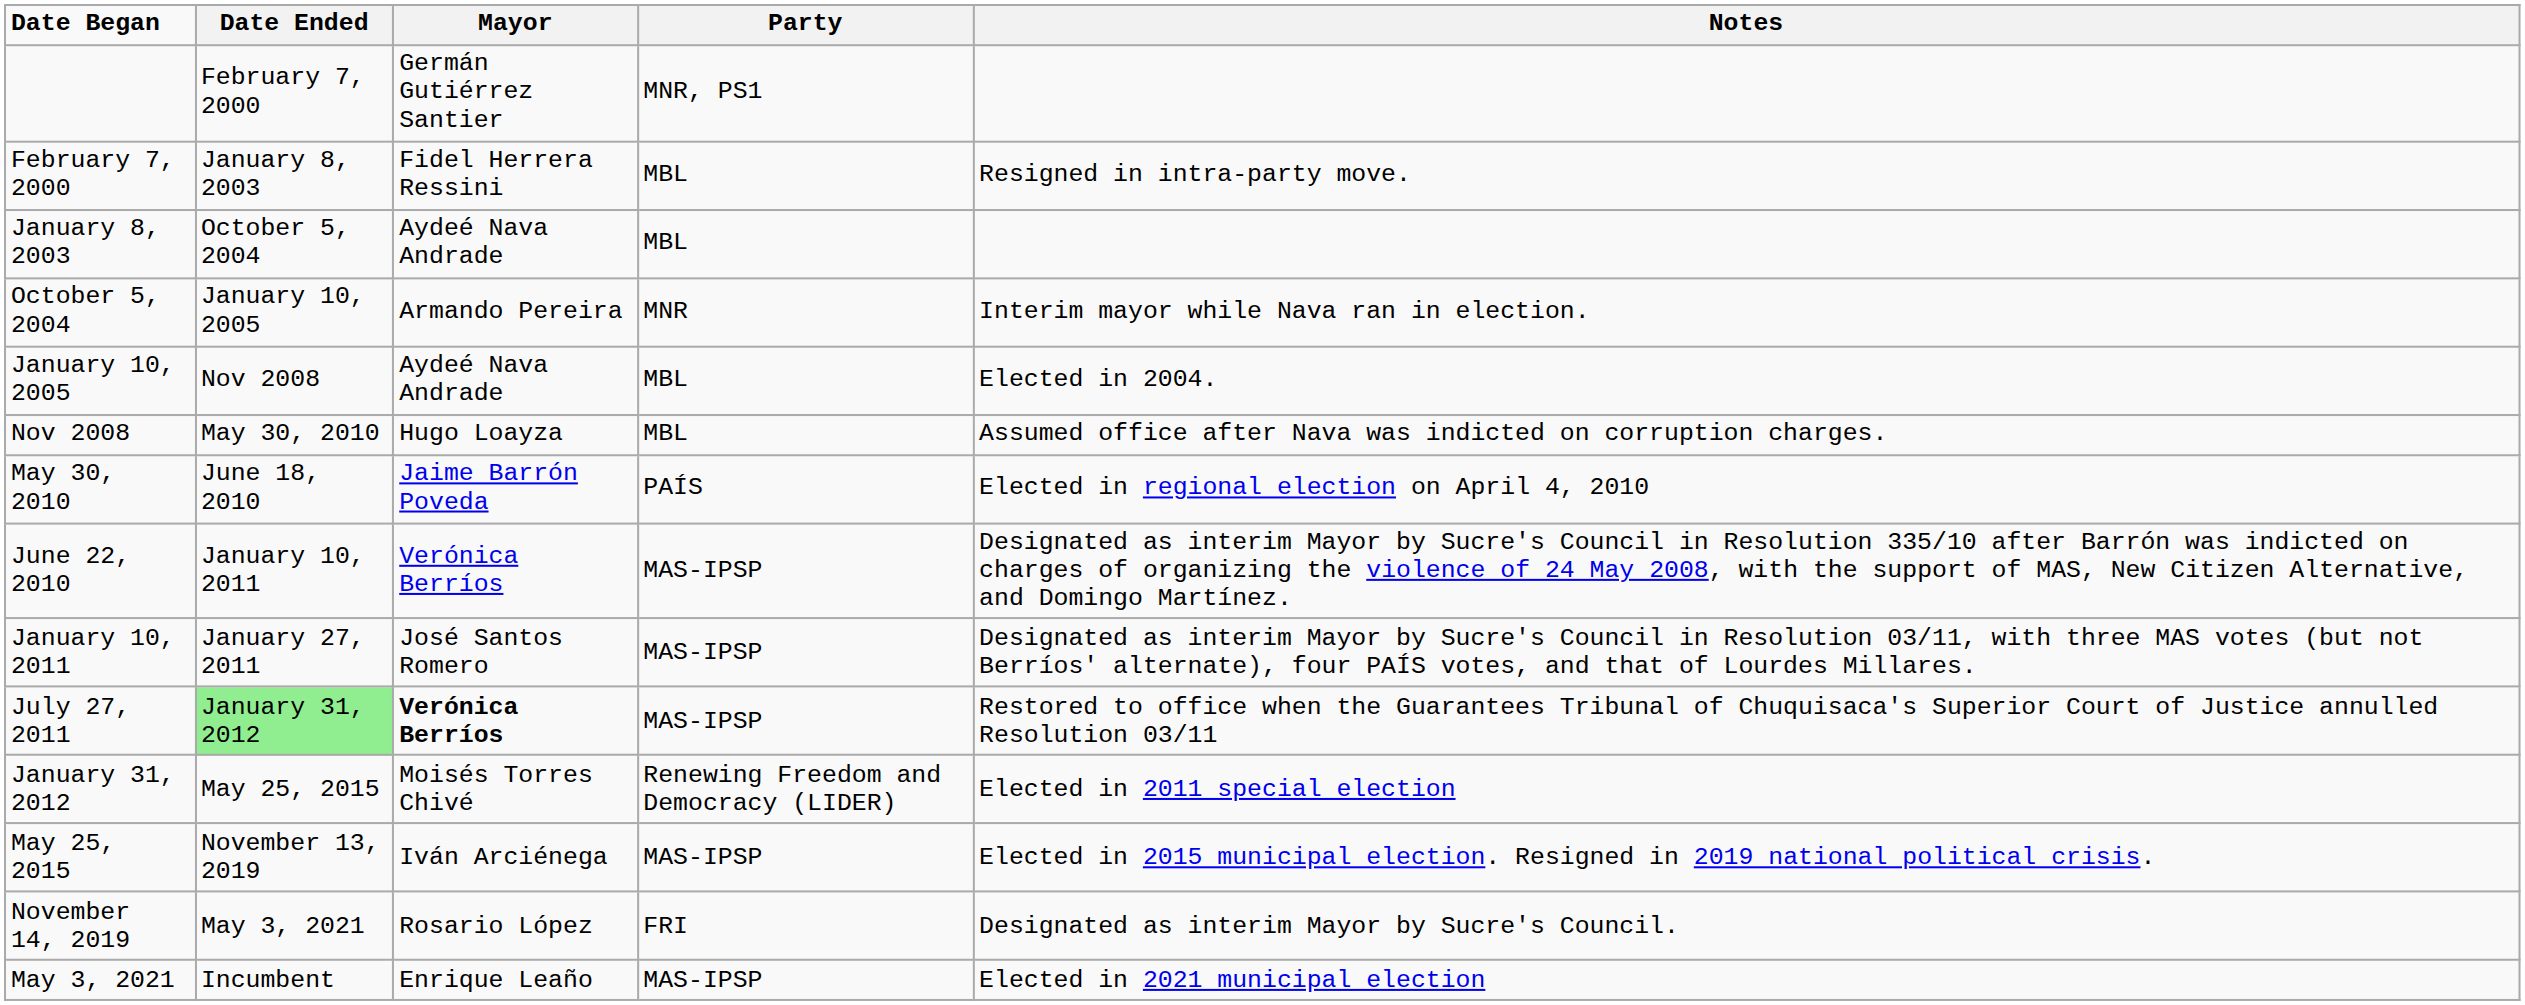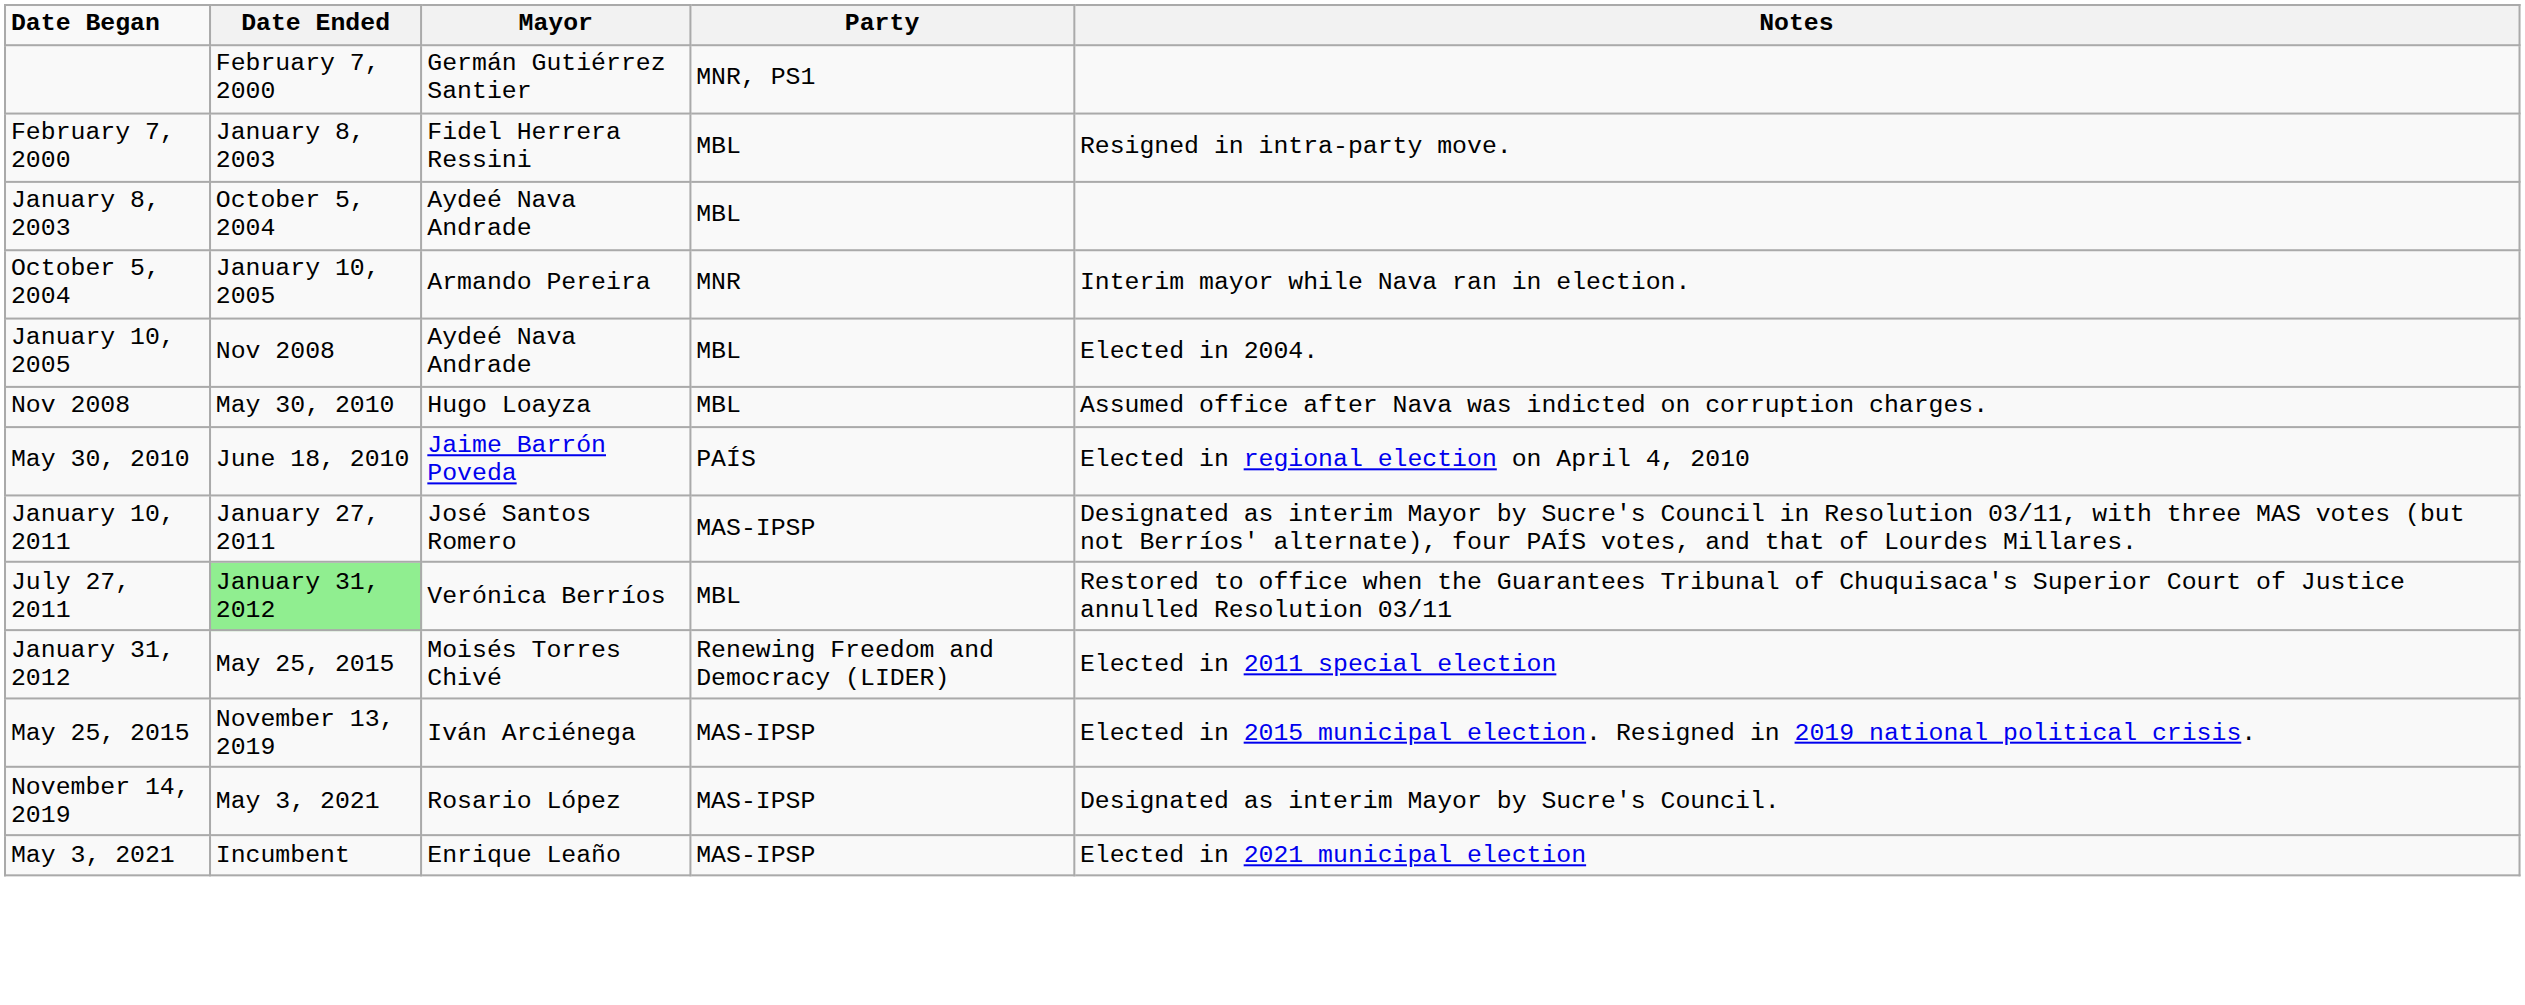- row: (71, 571)
(459, 722) bold -> (546, 597) normal
(703, 722) MAS-IPSP -> (719, 597) MBL
(666, 926) FRI -> (756, 802) MAS-IPSP
